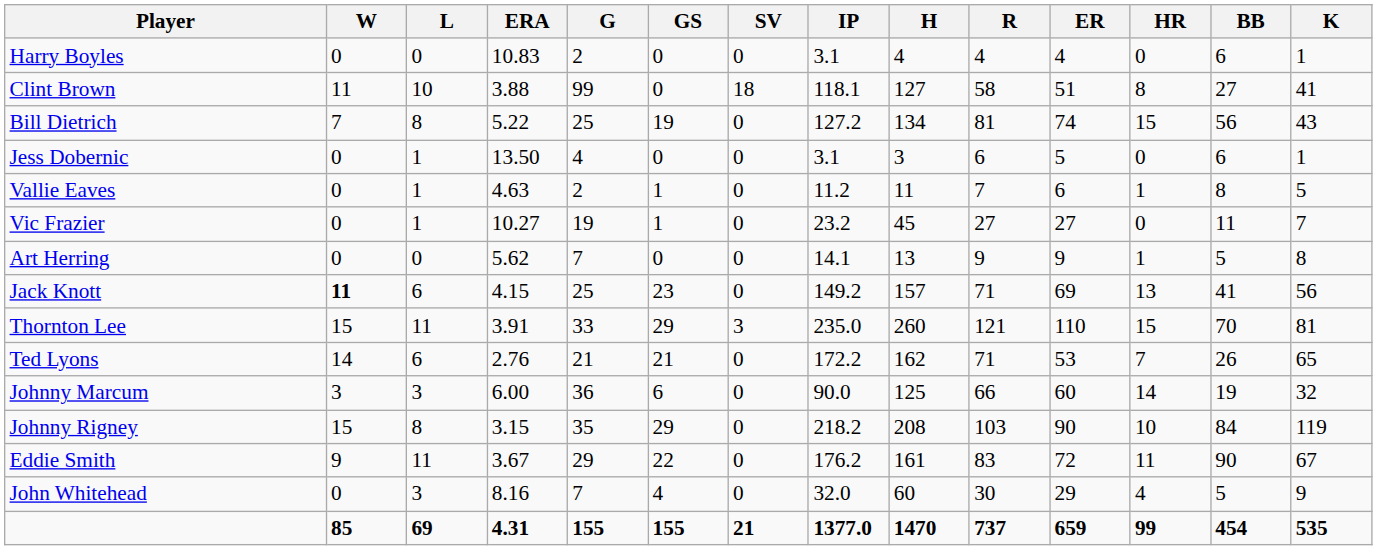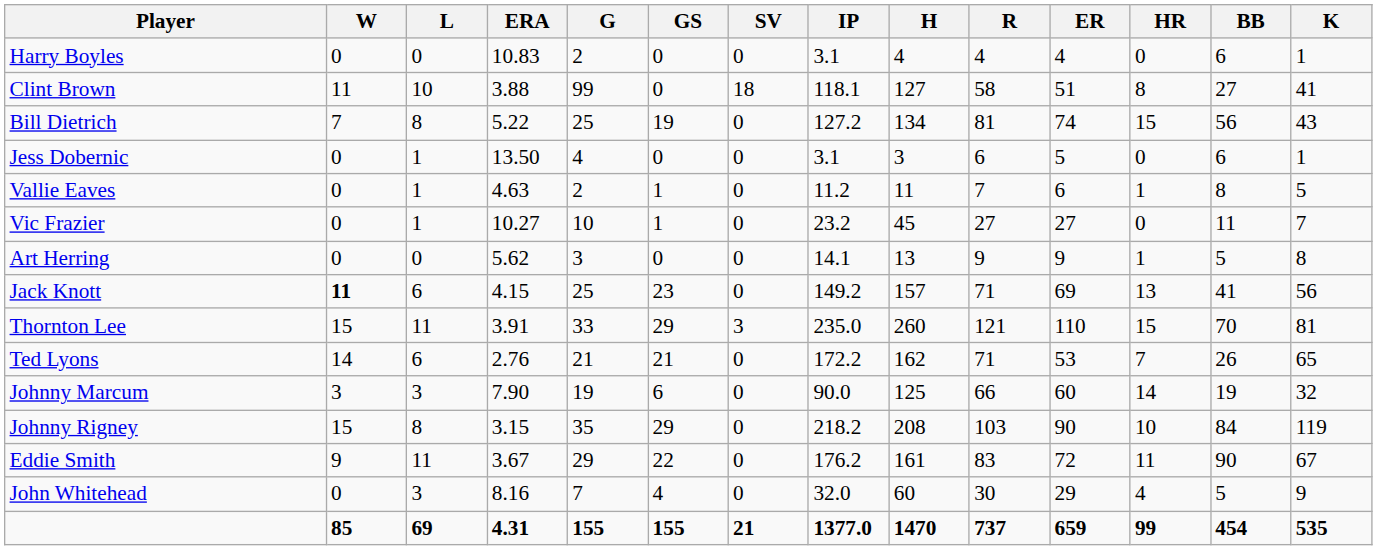(583, 223) 19 -> (583, 223) 10
(578, 257) 7 -> (578, 257) 3
(510, 392) 6.00 -> (510, 392) 7.90
(583, 392) 36 -> (583, 392) 19
